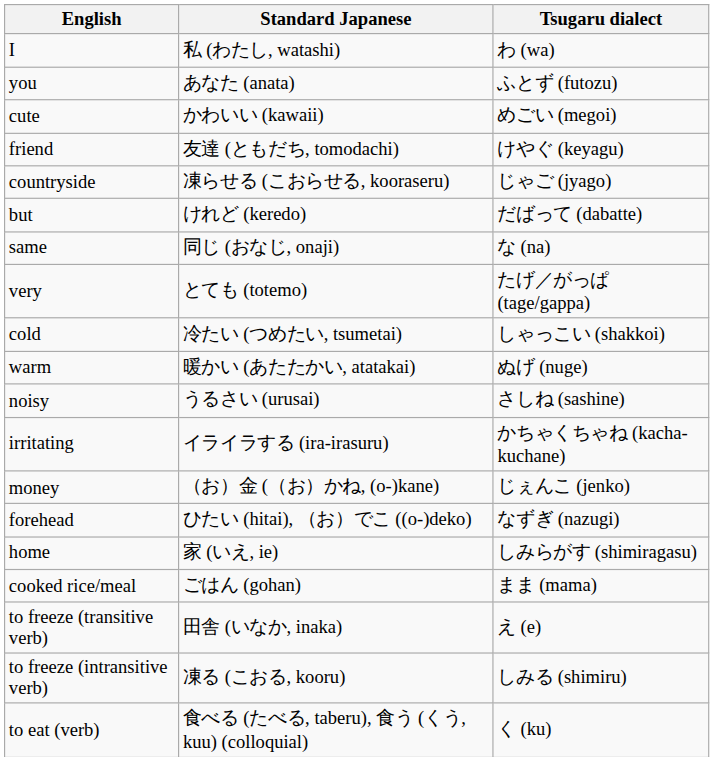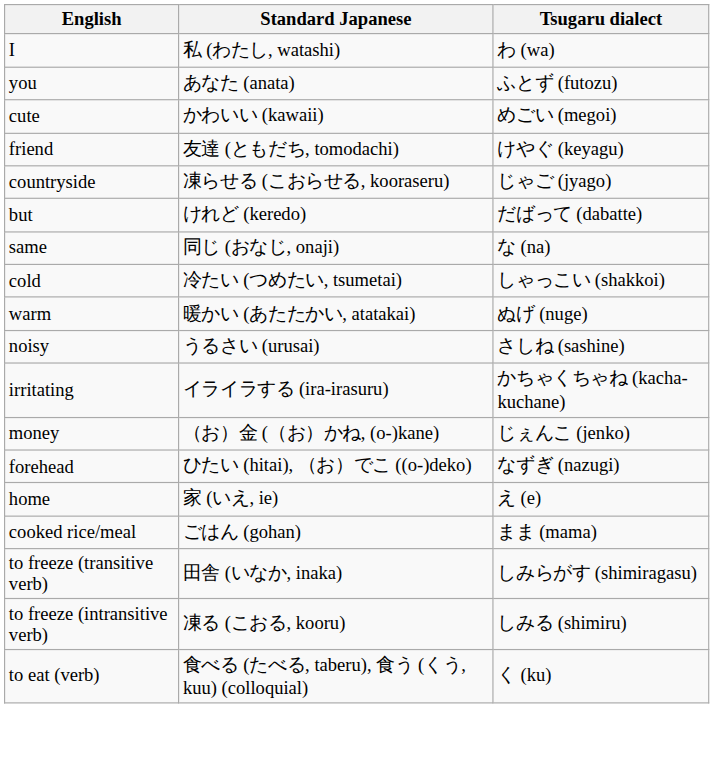- row: (25, 291)
(597, 552) しみらがす (shimiragasu) -> (519, 498) え (e)
(519, 626) え (e) -> (597, 573) しみらがす (shimiragasu)
